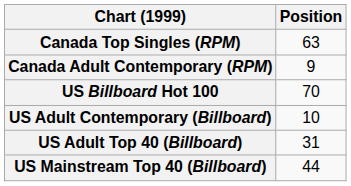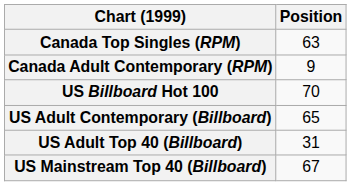(311, 117) 10 -> (311, 117) 65
(311, 167) 44 -> (311, 167) 67
